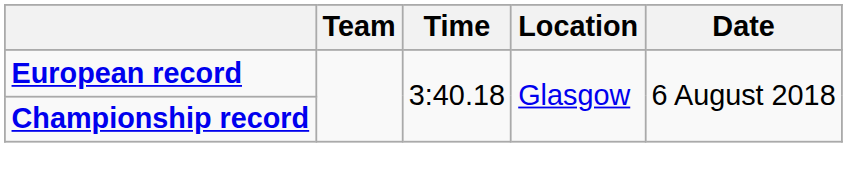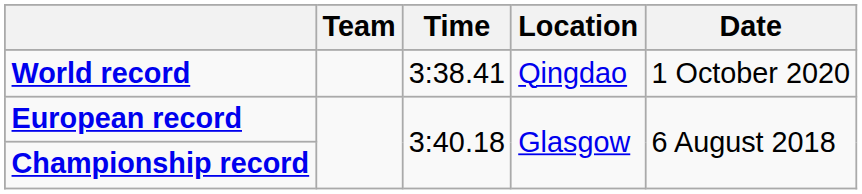+ row: (101, 73)
